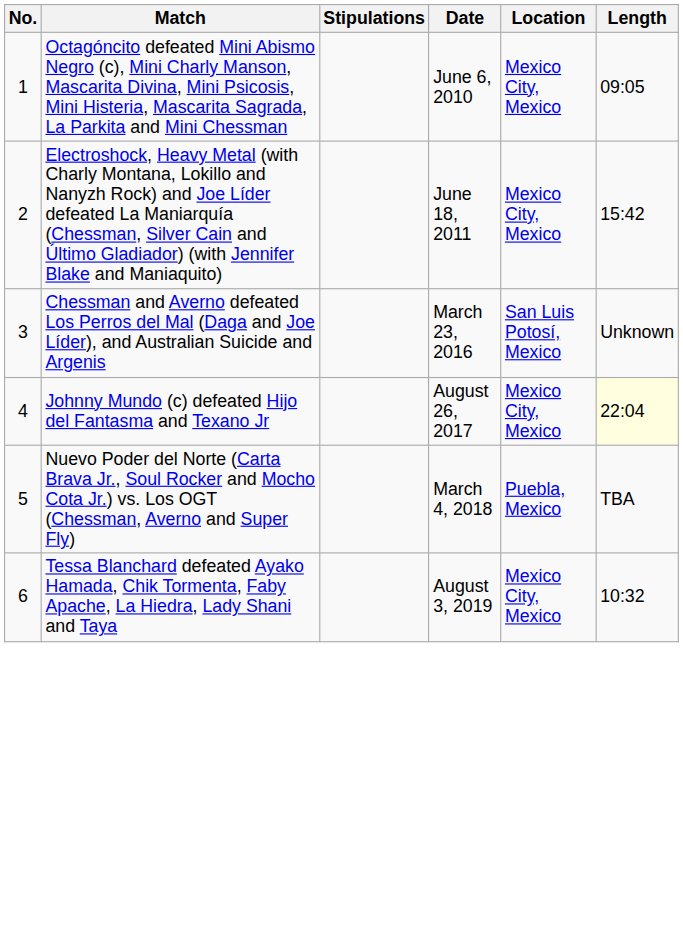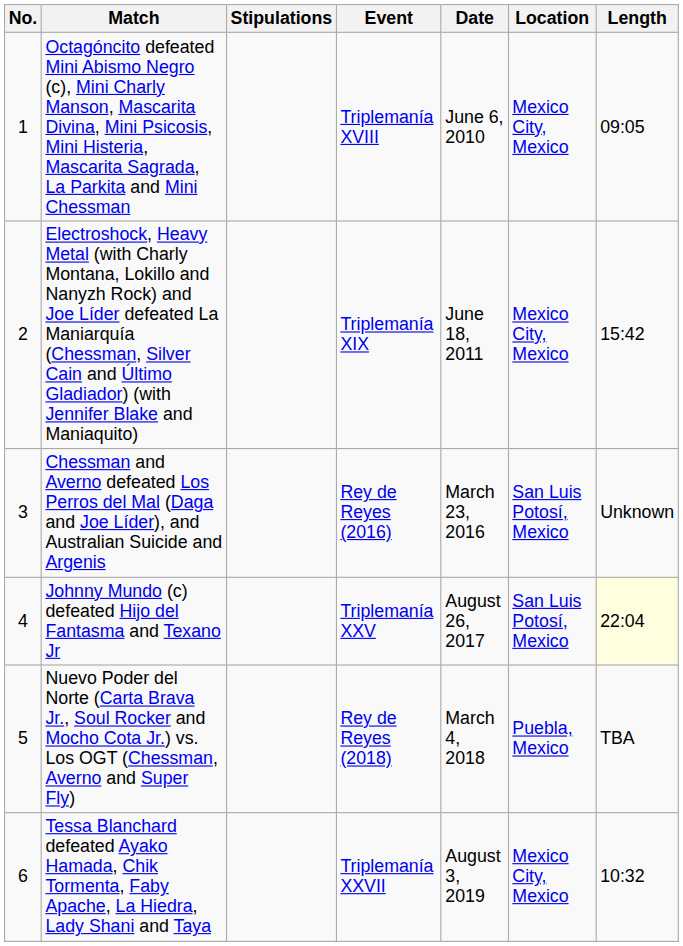+ column: (389, 18)
(533, 410) Mexico City, Mexico -> (547, 620) San Luis Potosí, Mexico
